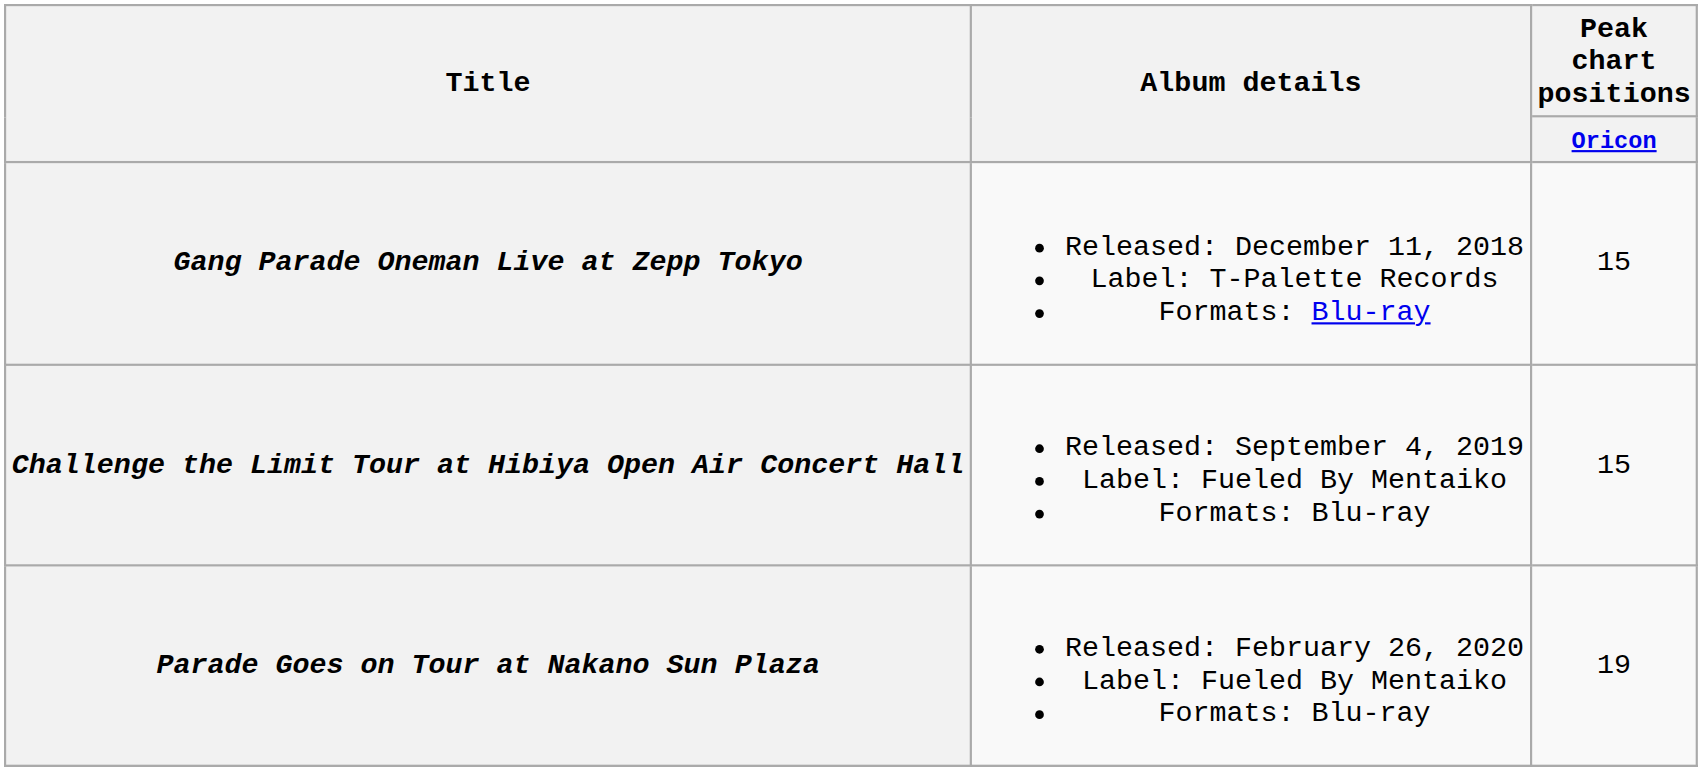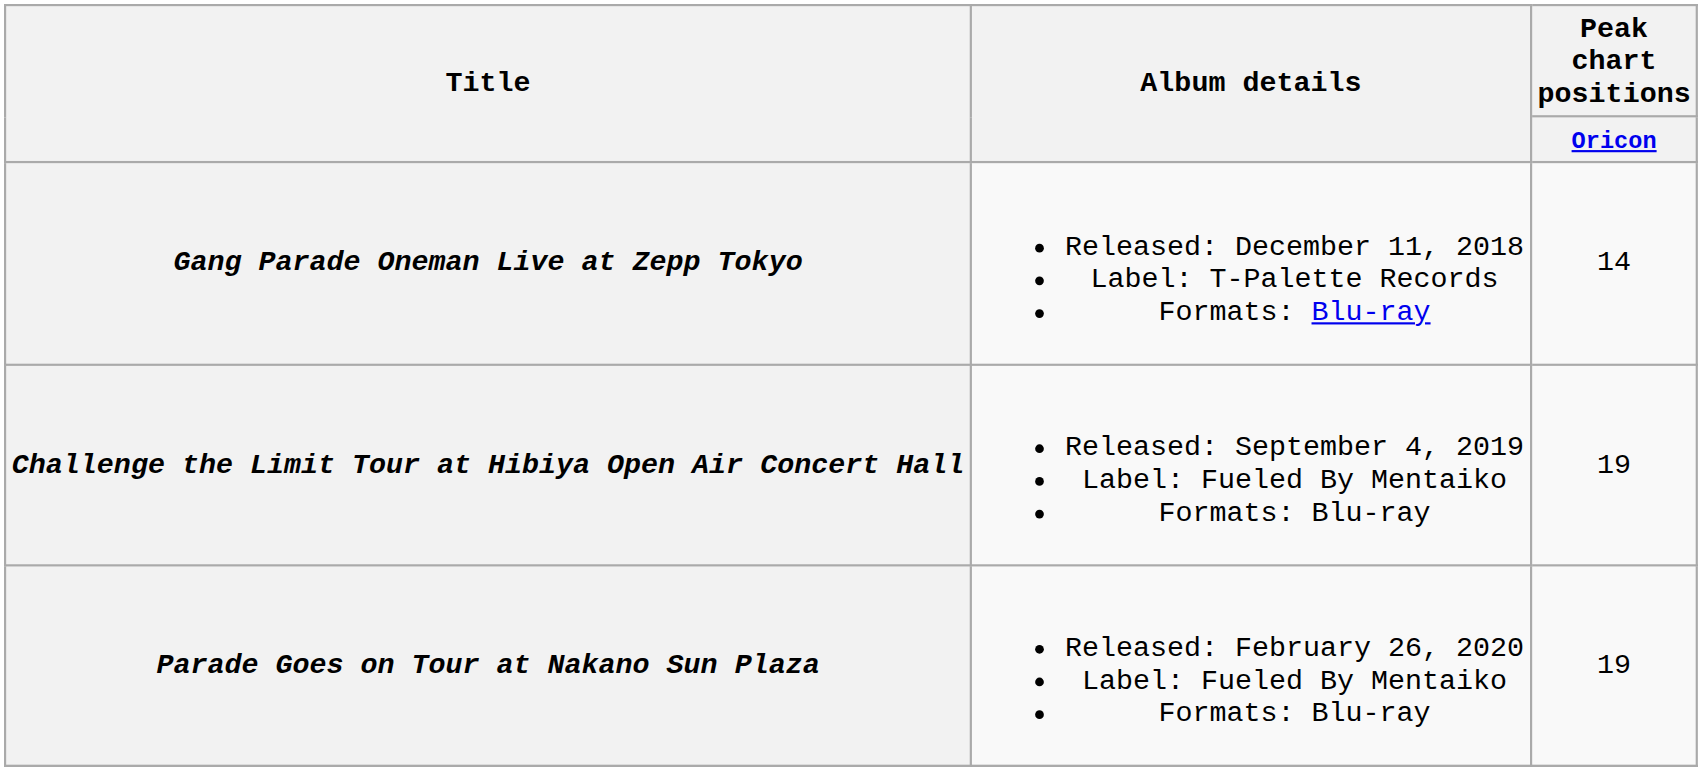(1614, 263) 15 -> (1614, 263) 14
(1614, 464) 15 -> (1614, 464) 19
